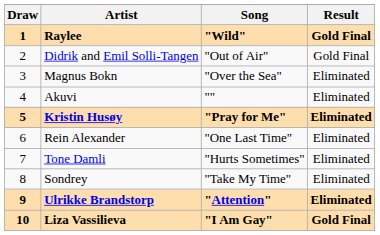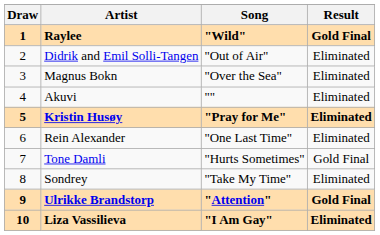(341, 55) Gold Final -> (341, 55) Eliminated
(341, 158) Eliminated -> (341, 158) Gold Final
(341, 199) Eliminated -> (341, 199) Gold Final
(341, 220) Gold Final -> (341, 220) Eliminated
